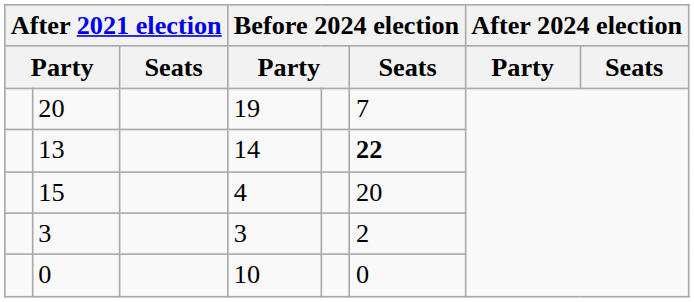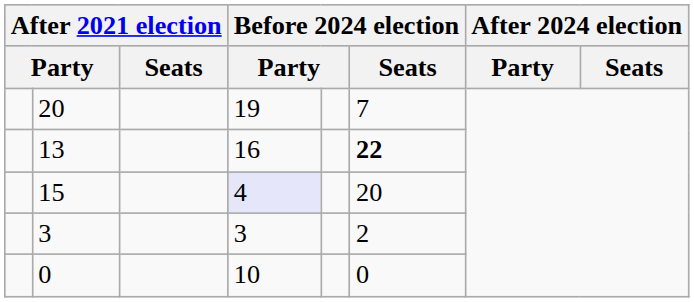(247, 150) 14 -> (247, 150) 16
(240, 191) no background -> (240, 191) lavender background
